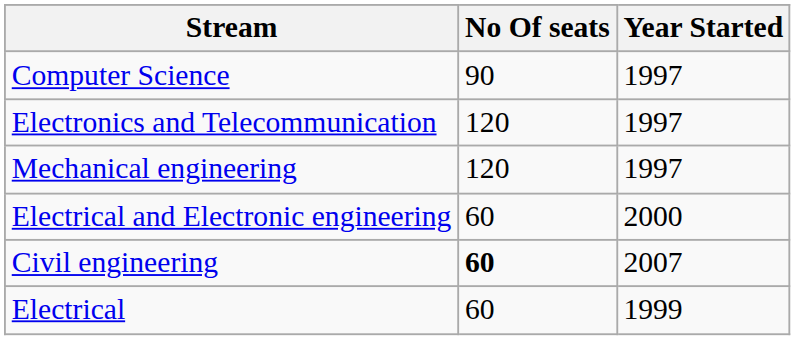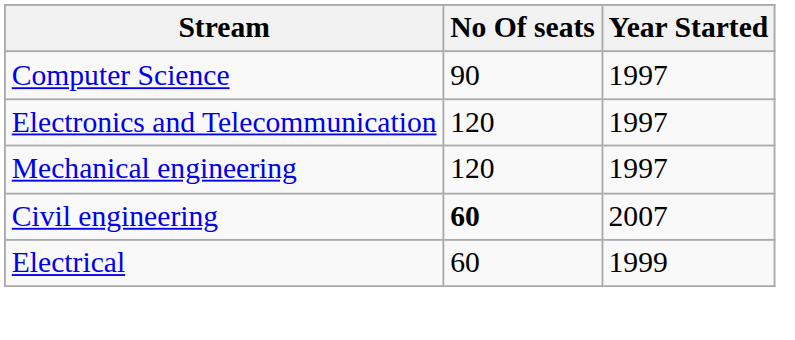- row: (232, 215)
